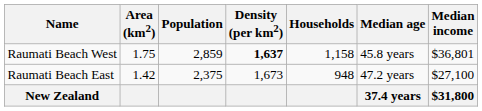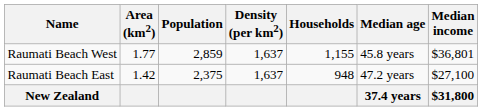(144, 54) 1.75 -> (144, 54) 1.77
(268, 54) bold -> (268, 54) normal
(339, 54) 1,158 -> (339, 54) 1,155
(268, 74) 1,673 -> (268, 74) 1,637
